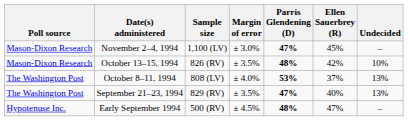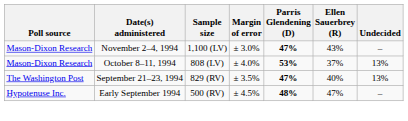(335, 48) 45% -> (335, 48) 43%
- row: (140, 63)
(45, 78) The Washington Post -> (49, 63) Mason-Dixon Research
